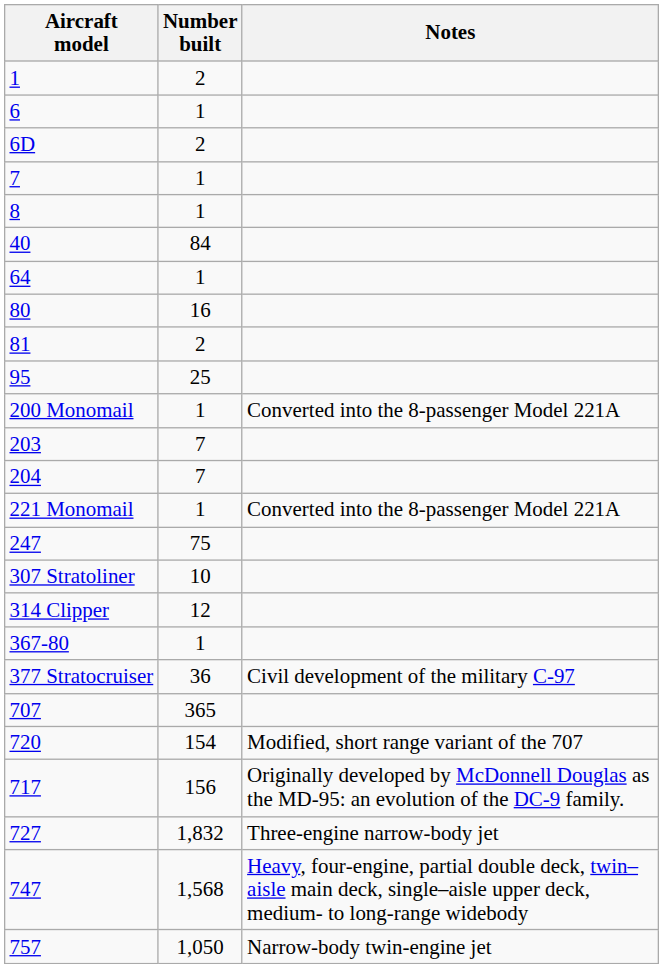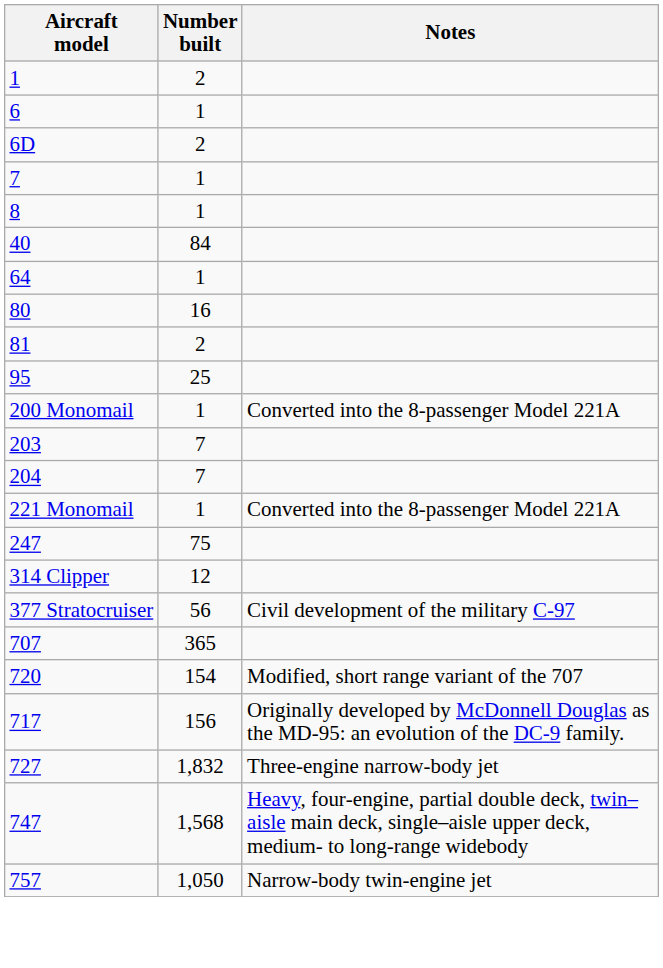- row: (72, 576)
- row: (39, 643)
(200, 676) 36 -> (200, 609) 56
